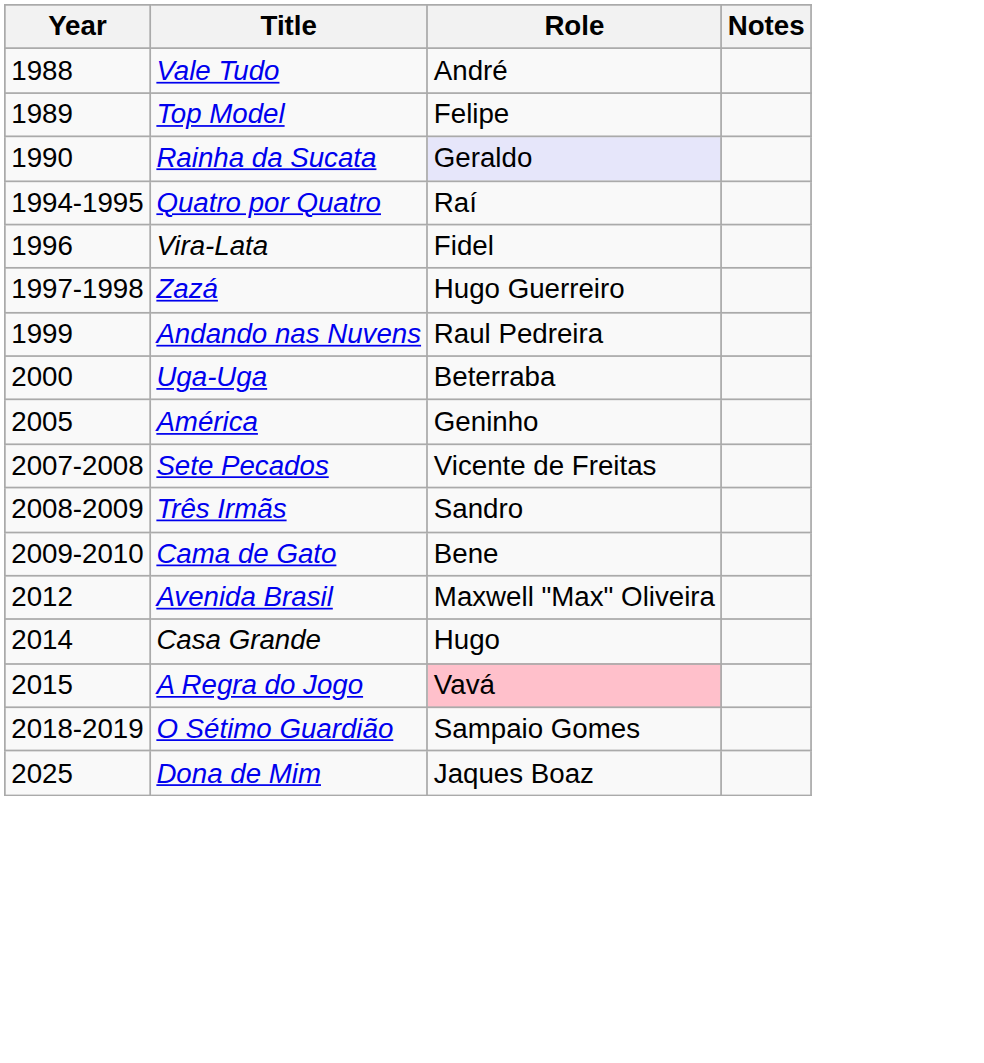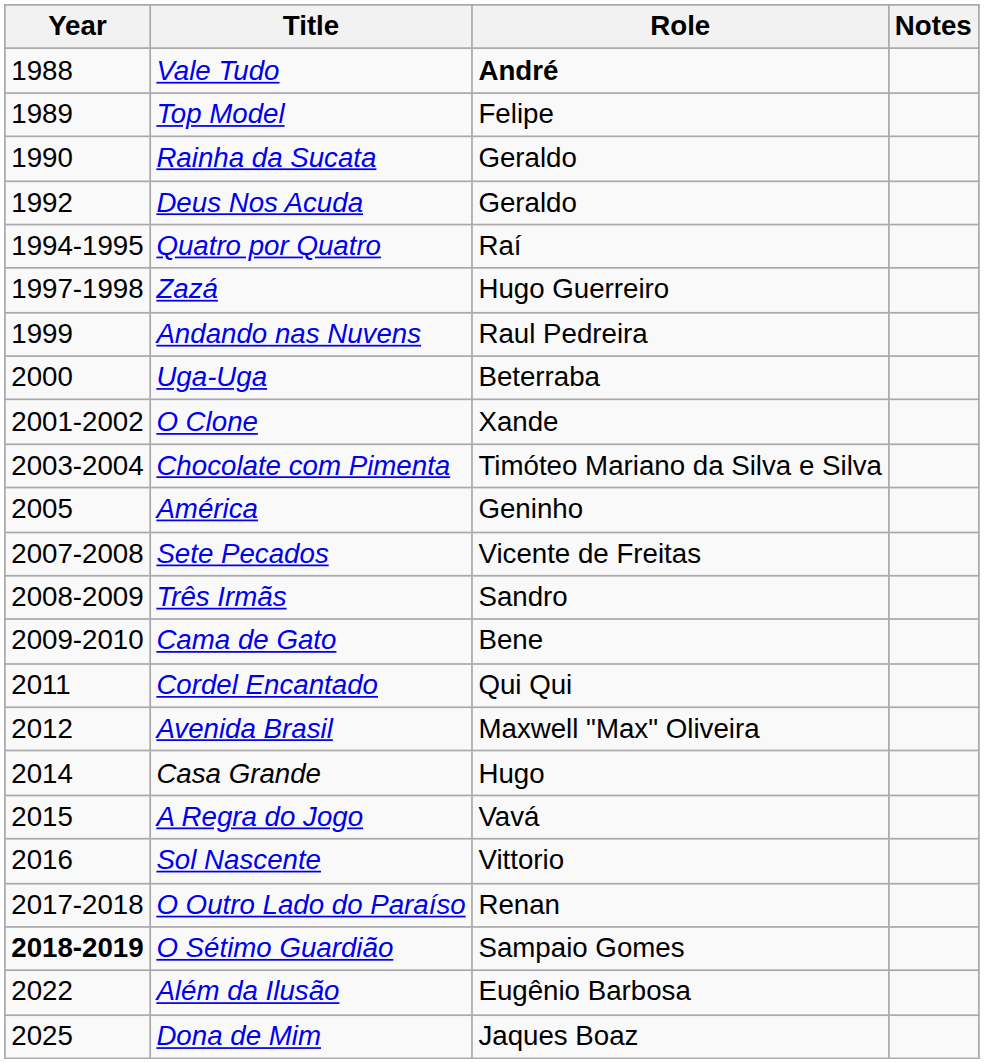(471, 70) normal -> (518, 70) bold
(483, 158) lavender background -> (528, 158) no background
+ row: (260, 202)
- row: (212, 245)
+ row: (207, 421)
+ row: (303, 465)
+ row: (267, 684)
(464, 684) pink background -> (509, 816) no background
+ row: (239, 860)
+ row: (311, 904)
(77, 728) normal -> (77, 948) bold
+ row: (248, 992)
